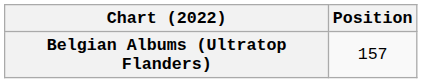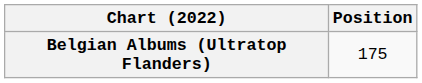(373, 55) 157 -> (373, 55) 175
